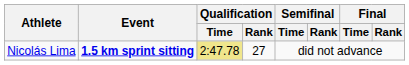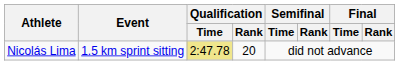(138, 51) bold -> (133, 51) normal
(259, 51) 27 -> (249, 51) 20
